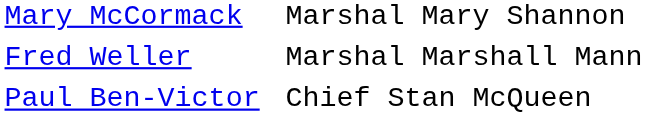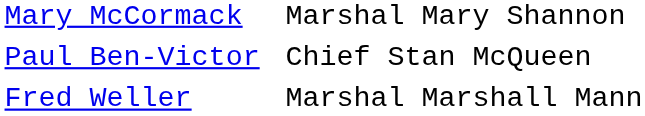rows swapped: (98, 57) <-> (132, 99)
